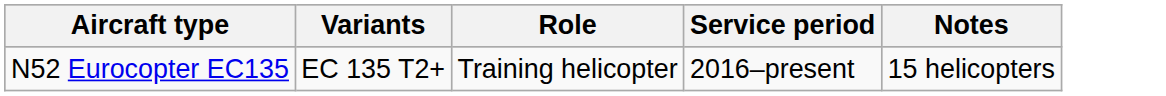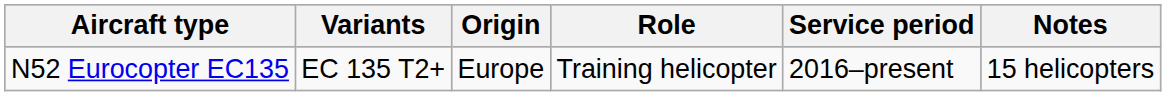+ column: (501, 25)
